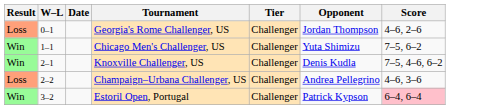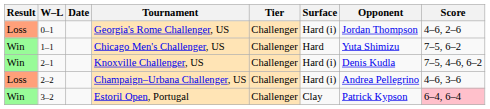+ column: (320, 12)
